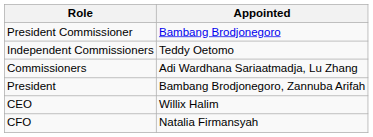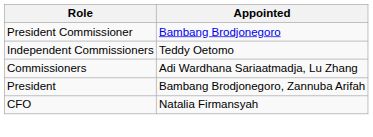- row: (19, 104)
